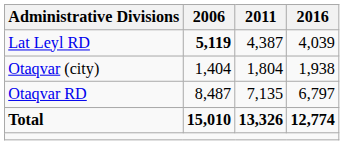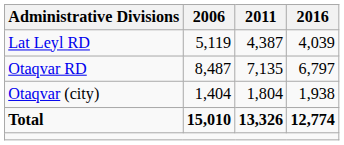(213, 42) bold -> (213, 42) normal
rows swapped: (48, 94) <-> (54, 68)
